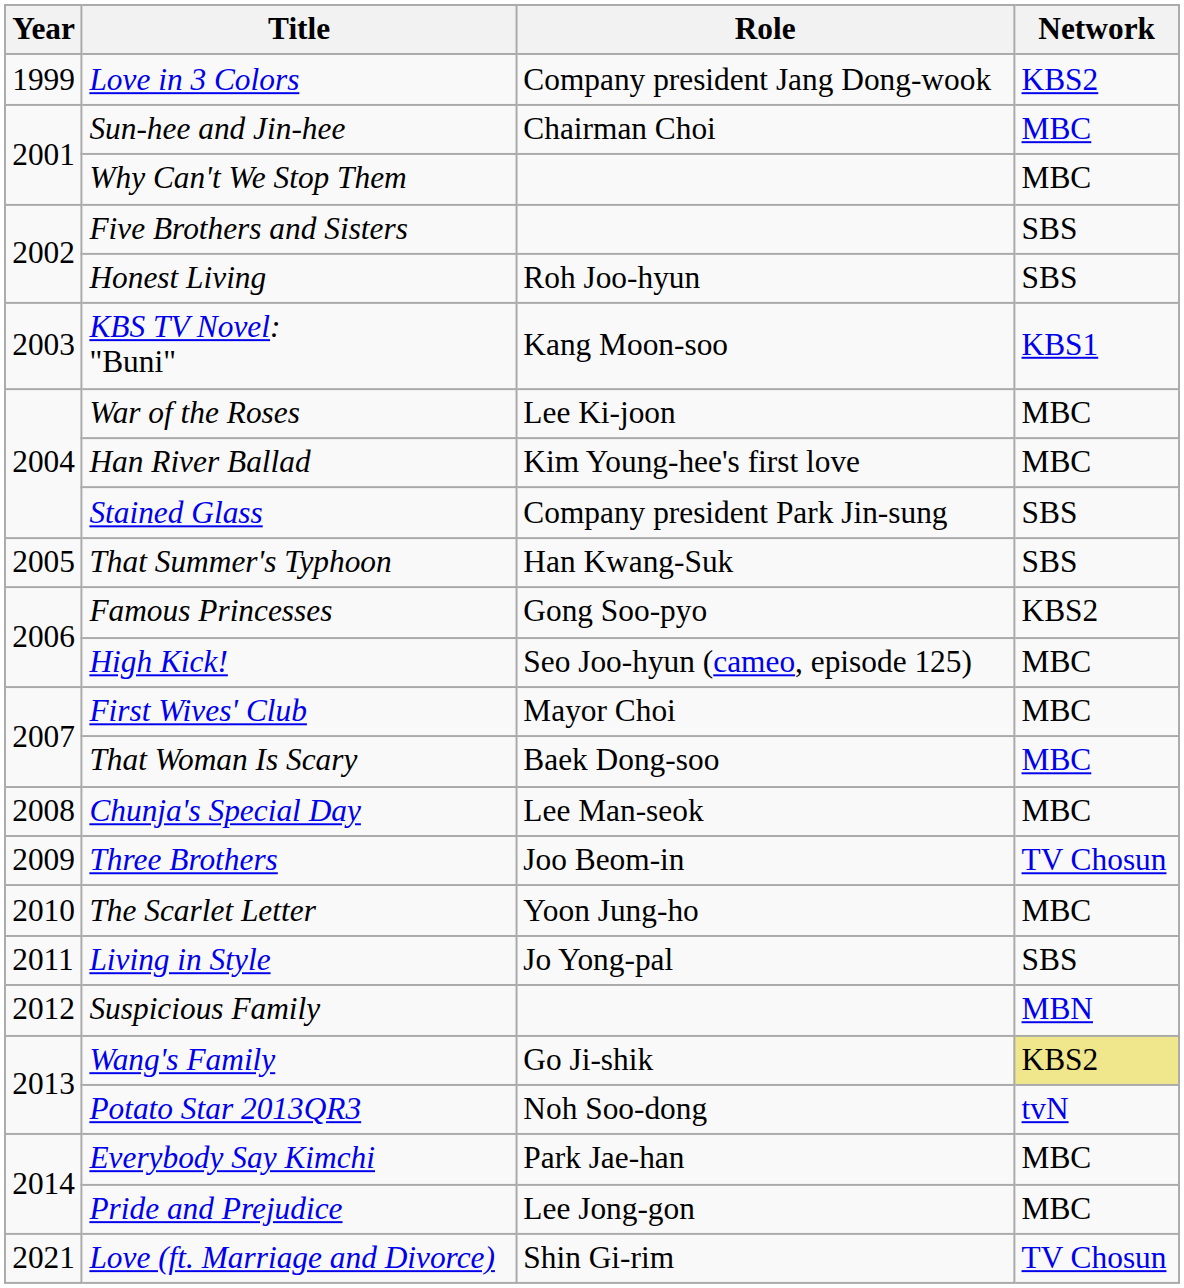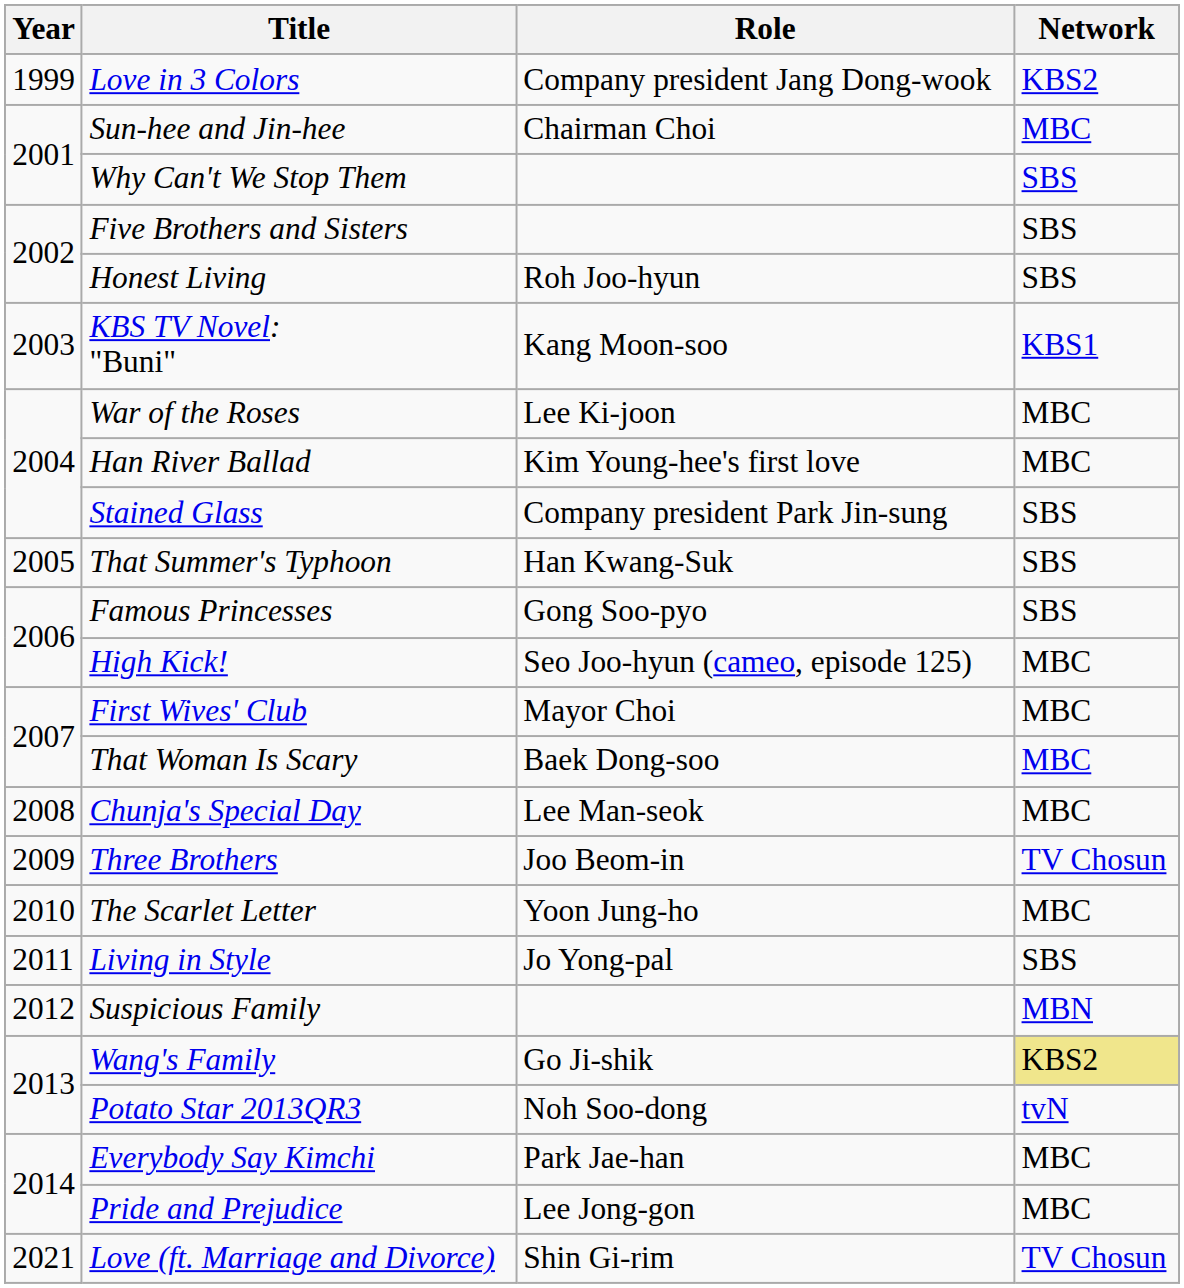(1056, 178) MBC -> (1049, 178) SBS
(1060, 611) KBS2 -> (1049, 611) SBS
